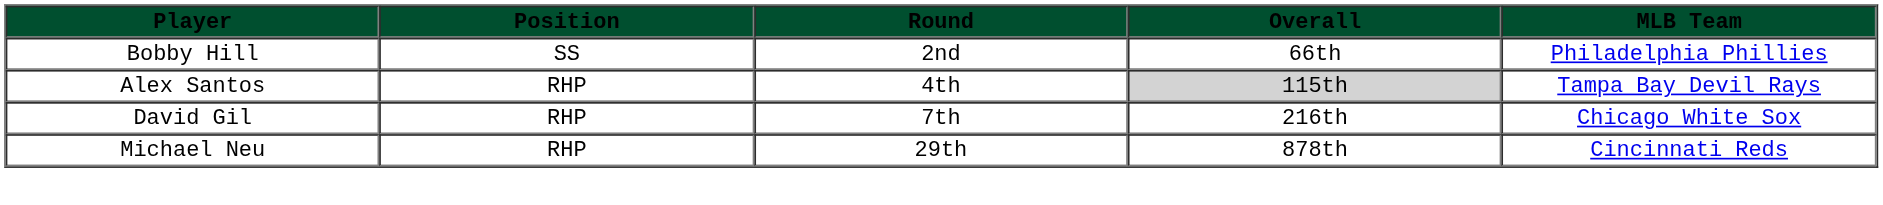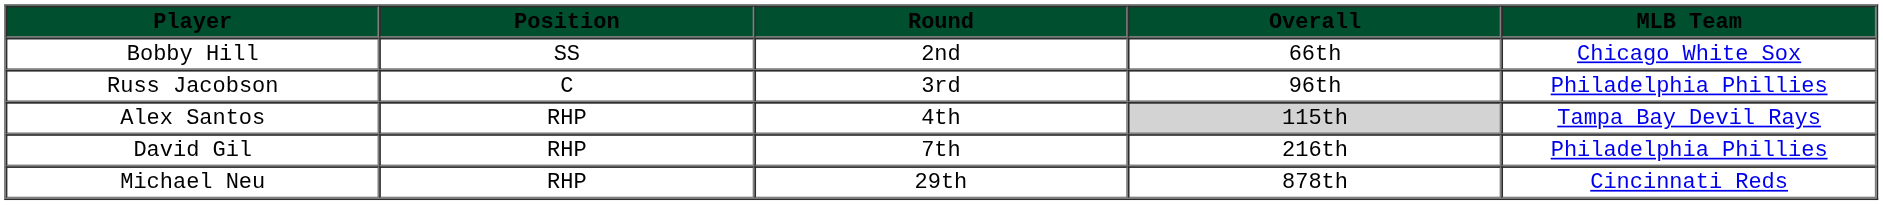(1689, 54) Philadelphia Phillies -> (1689, 54) Chicago White Sox
+ row: (193, 86)
(1689, 118) Chicago White Sox -> (1689, 150) Philadelphia Phillies
